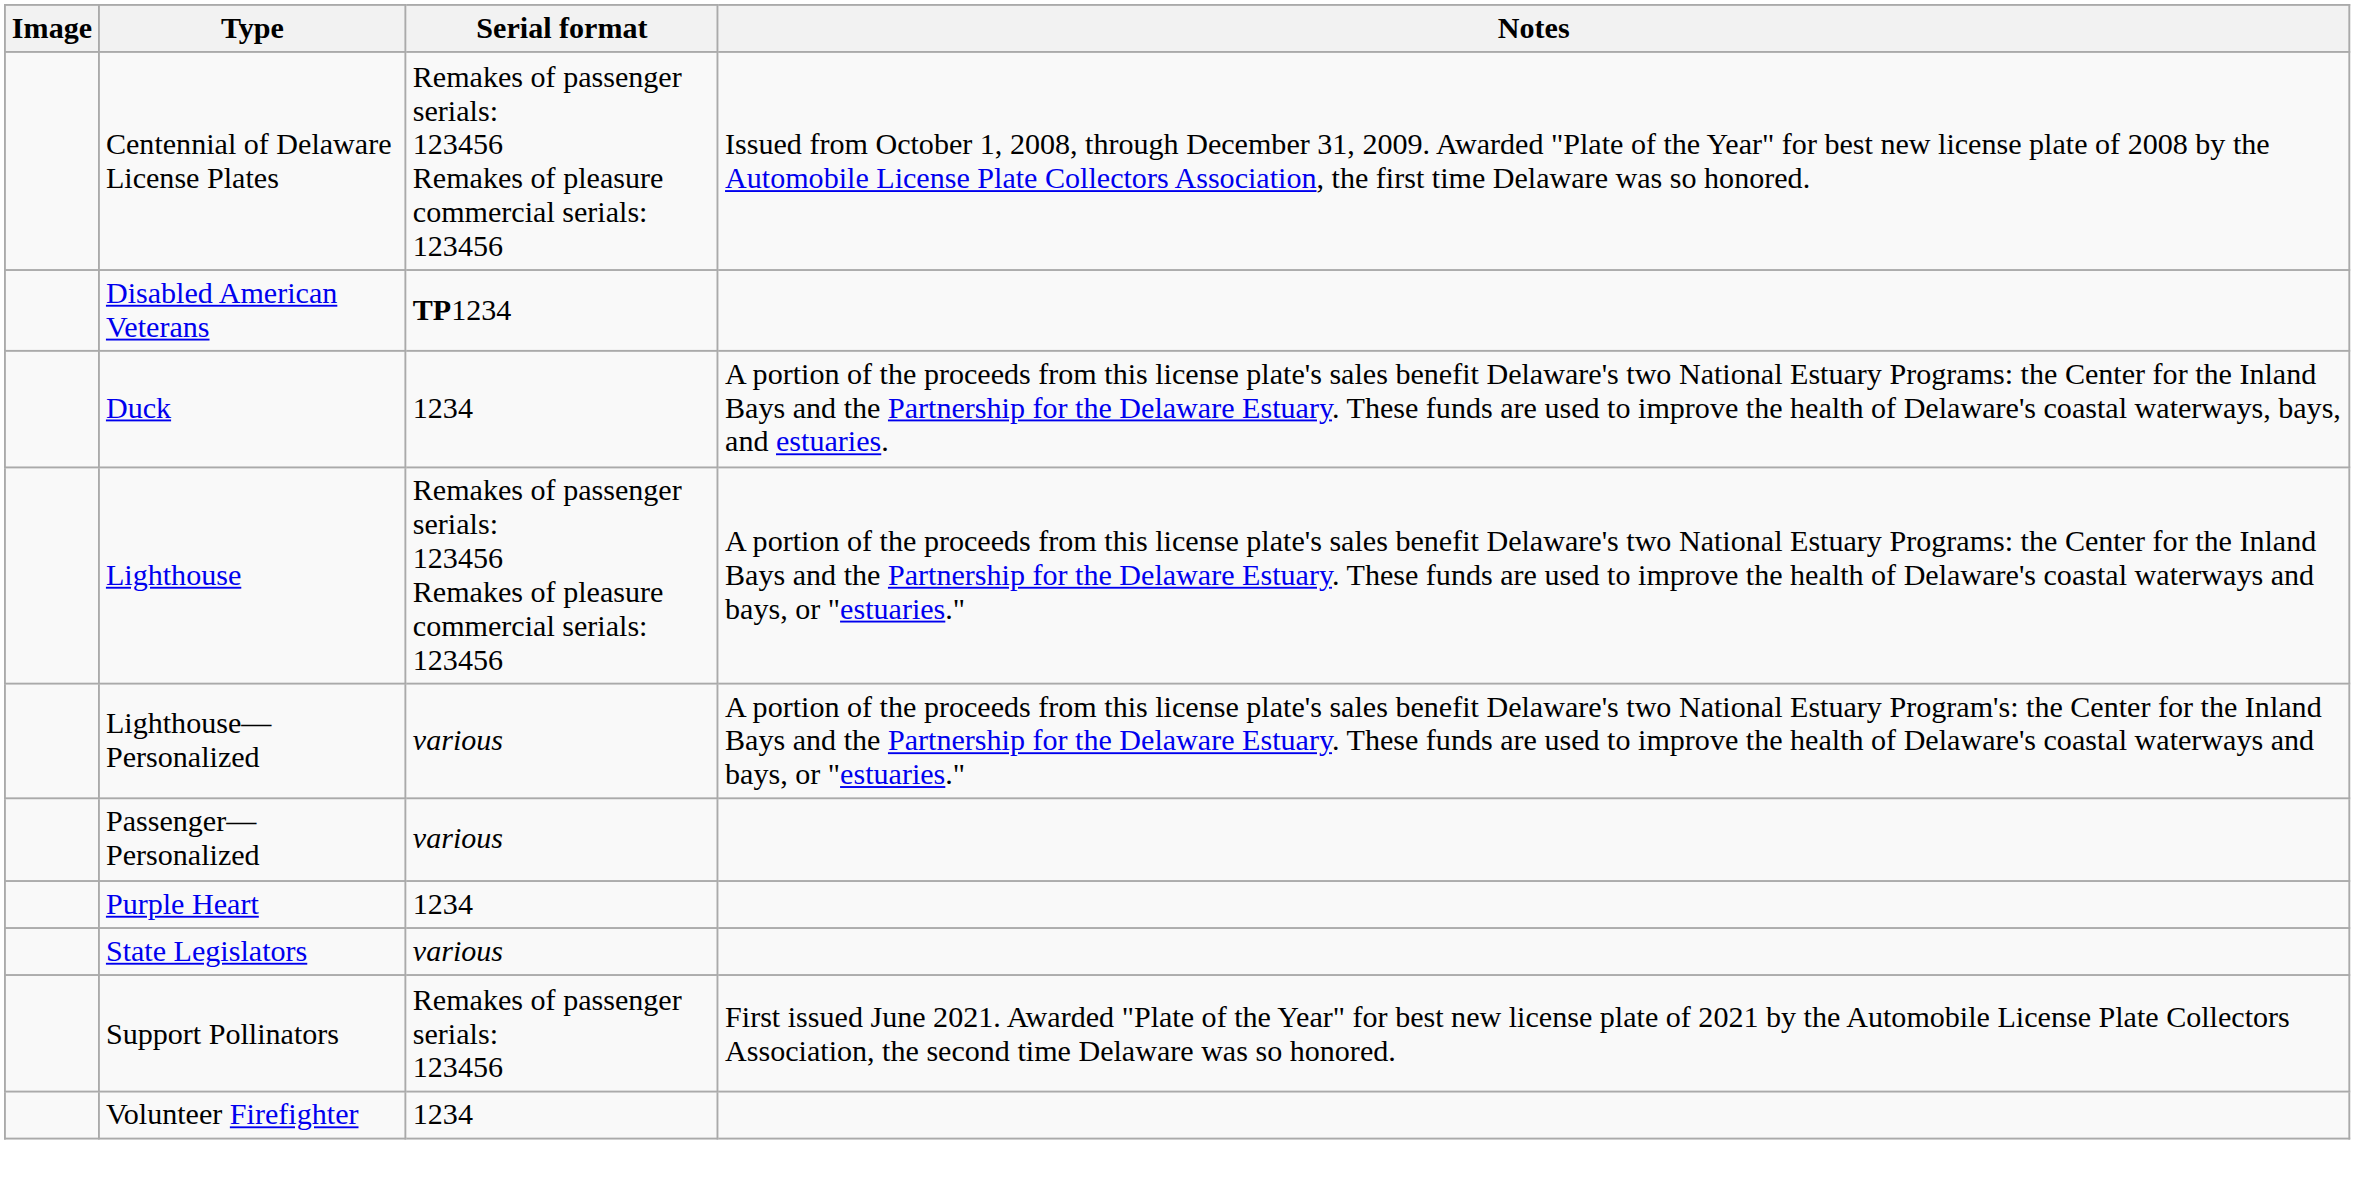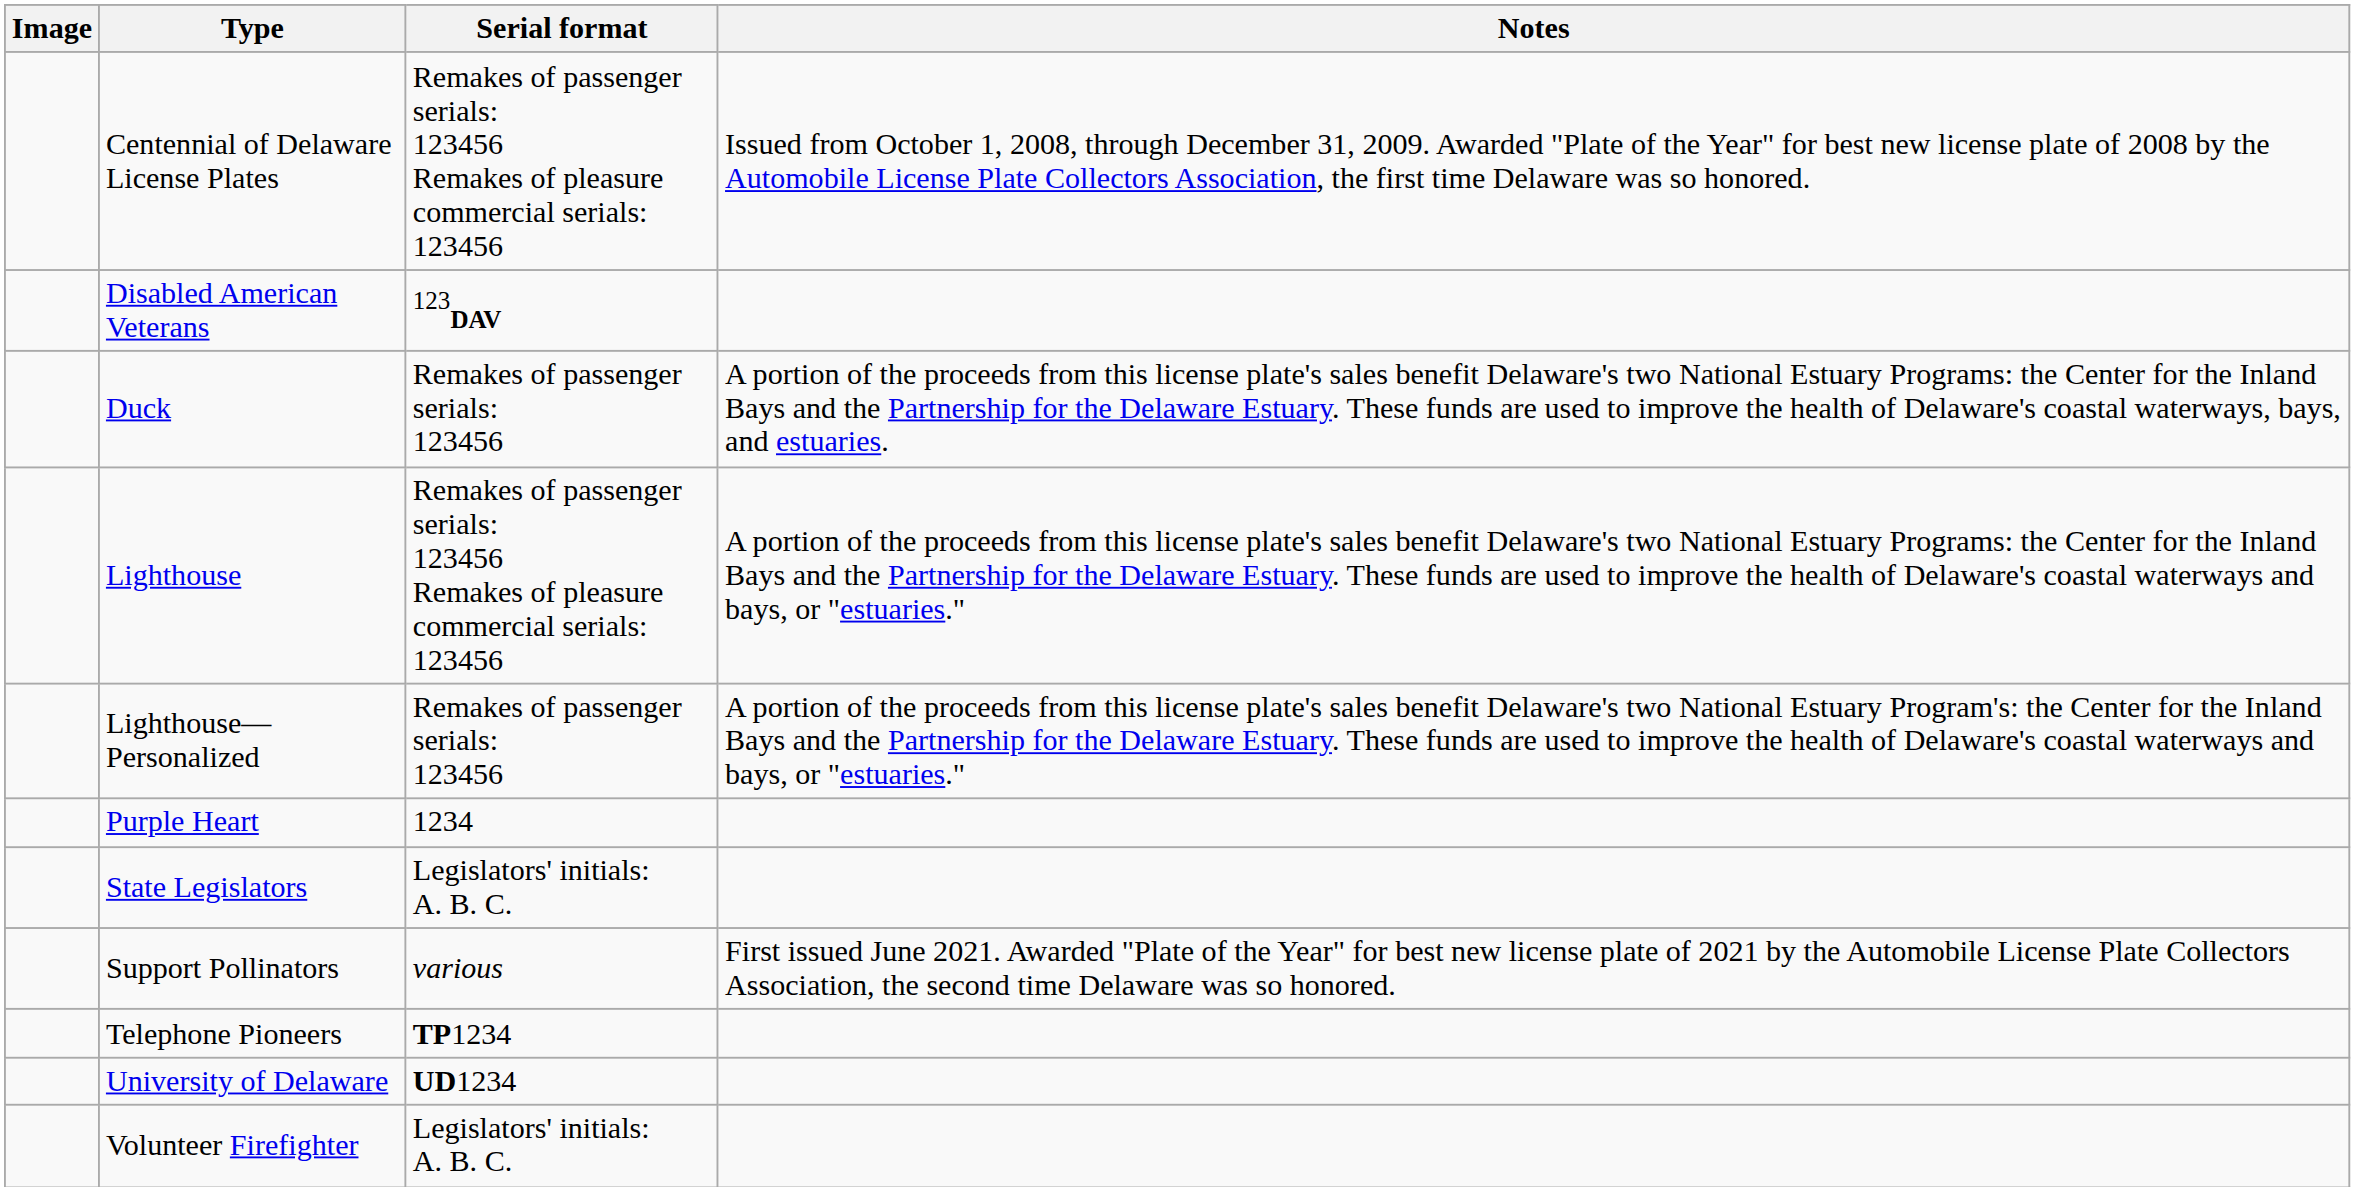(462, 309) TP1234 -> (457, 309) 123DAV
(443, 408) 1234 -> (547, 408) Remakes of passenger serials: 123456
(458, 740) various -> (547, 740) Remakes of passenger serials: 123456
- row: (183, 839)
(458, 951) various -> (531, 886) Legislators' initials: A. B. C.
(547, 1032) Remakes of passenger serials: 123456 -> (458, 968) various
+ row: (224, 1032)
+ row: (247, 1080)
(443, 1114) 1234 -> (531, 1145) Legislators' initials: A. B. C.
